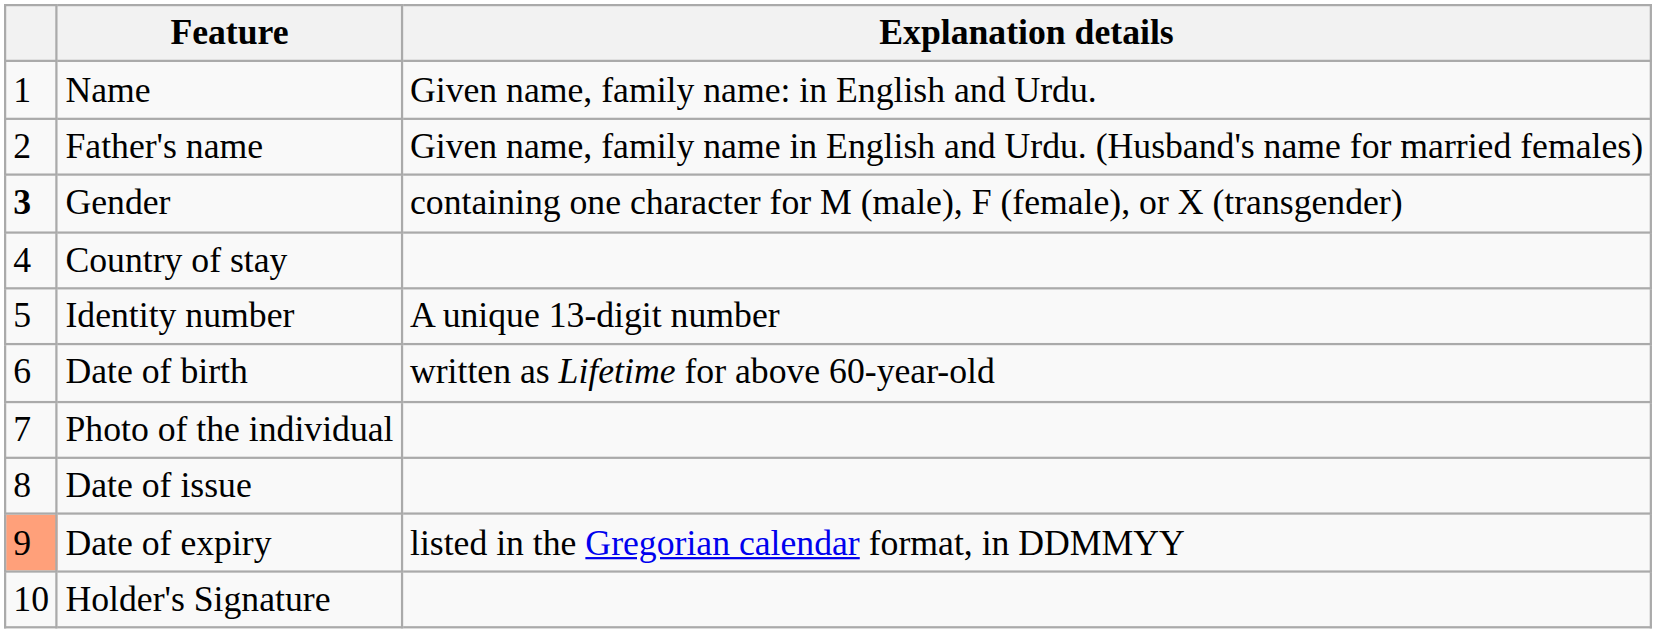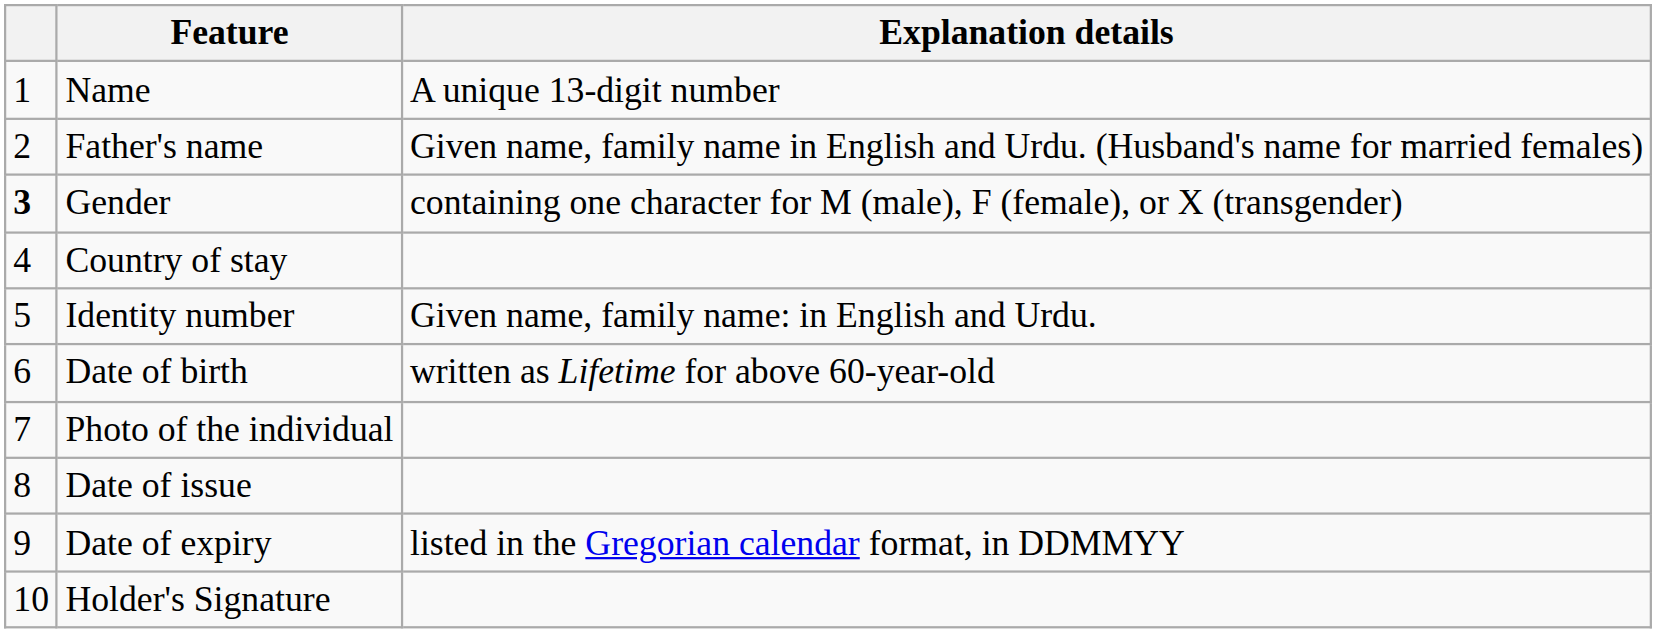(753, 89) Given name, family name: in English and Urdu. -> (595, 89) A unique 13-digit number
(595, 315) A unique 13-digit number -> (753, 315) Given name, family name: in English and Urdu.
(22, 542) lightsalmon background -> (22, 542) no background
